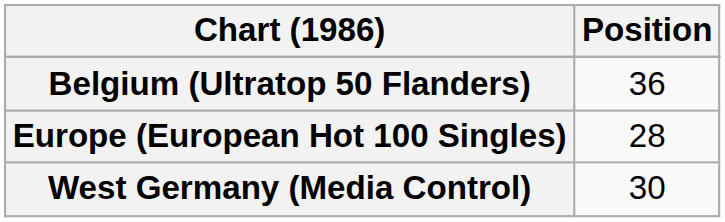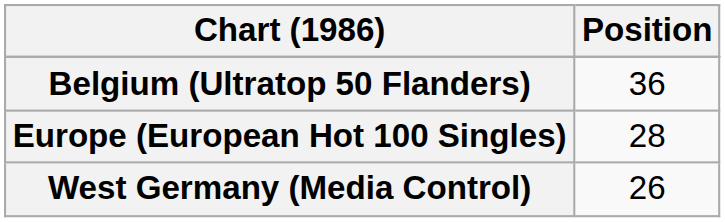(647, 188) 30 -> (647, 188) 26
